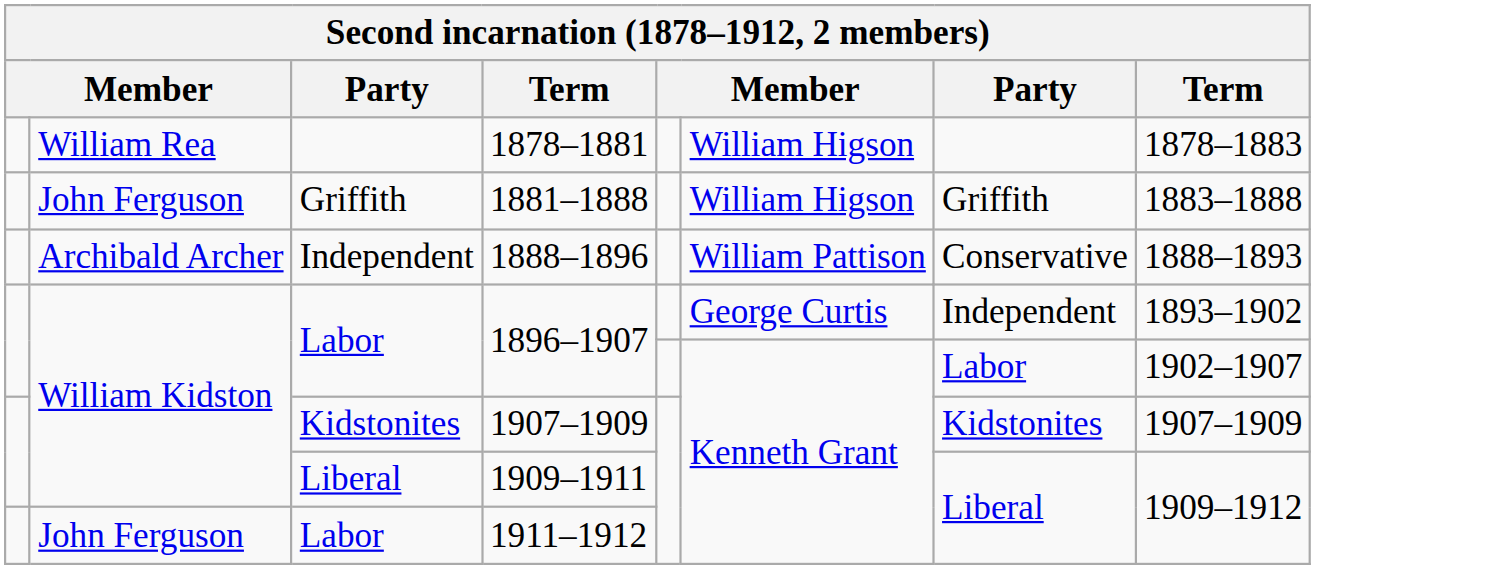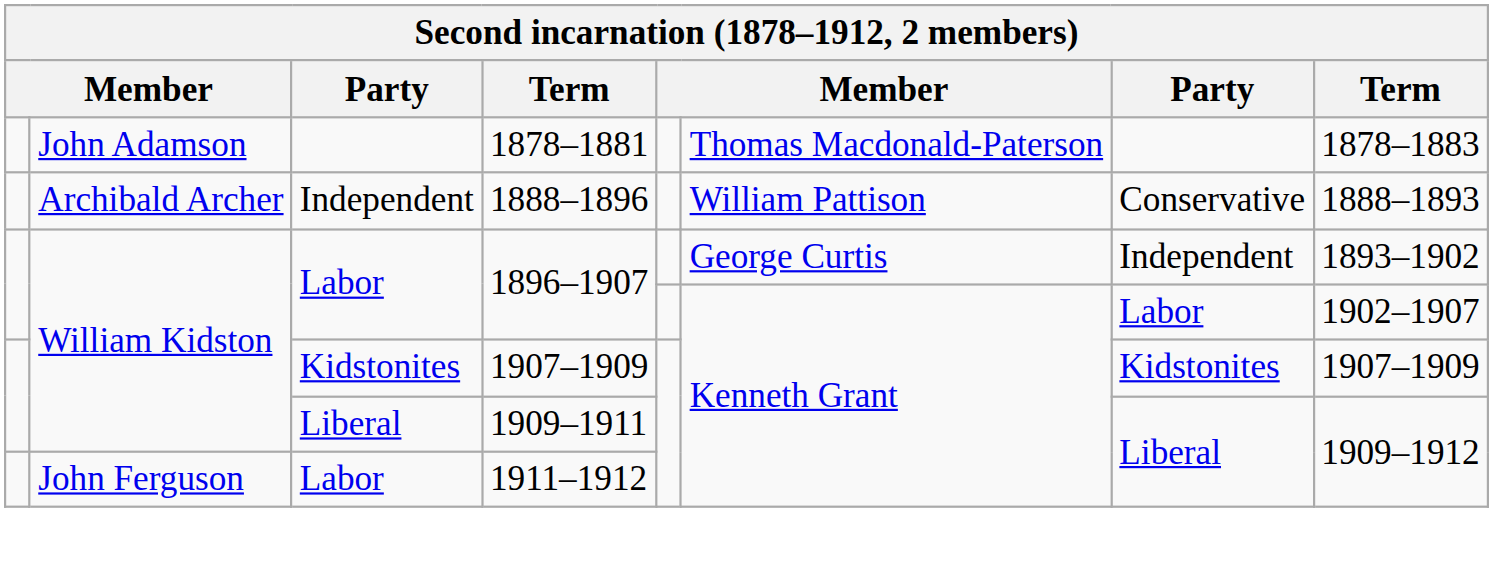(127, 144) William Rea -> (142, 144) John Adamson
(802, 144) William Higson -> (896, 144) Thomas Macdonald-Paterson
- row: (353, 199)
